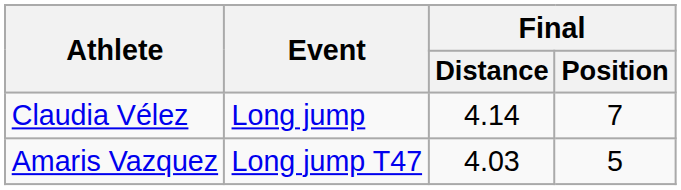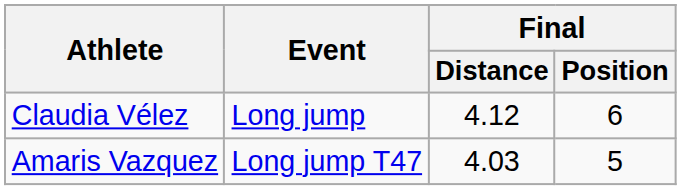(492, 116) 4.14 -> (492, 116) 4.12
(615, 116) 7 -> (615, 116) 6
